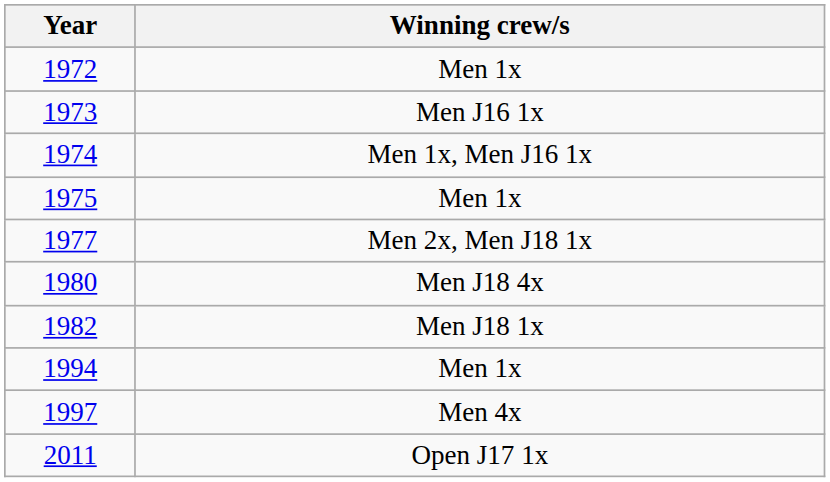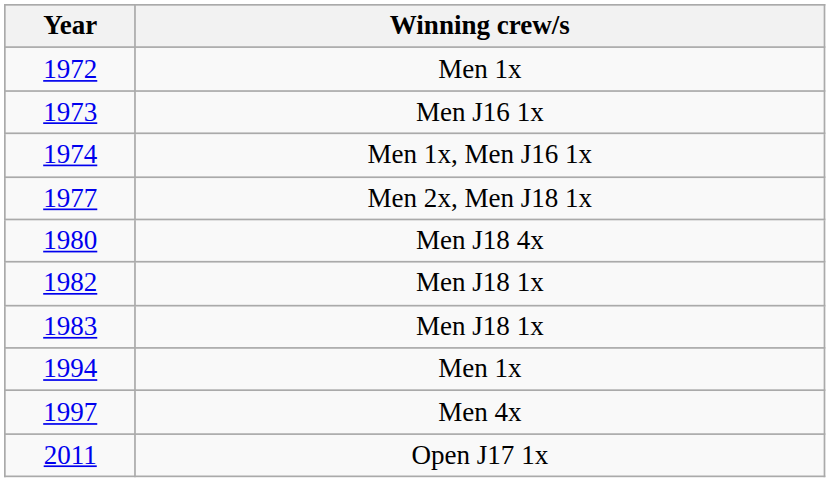- row: (70, 197)
+ row: (70, 326)
